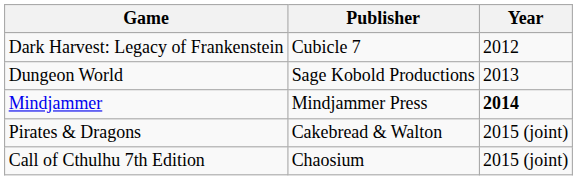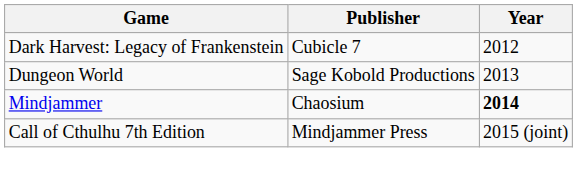(360, 103) Mindjammer Press -> (328, 103) Chaosium
- row: (75, 132)
(328, 160) Chaosium -> (360, 132) Mindjammer Press
